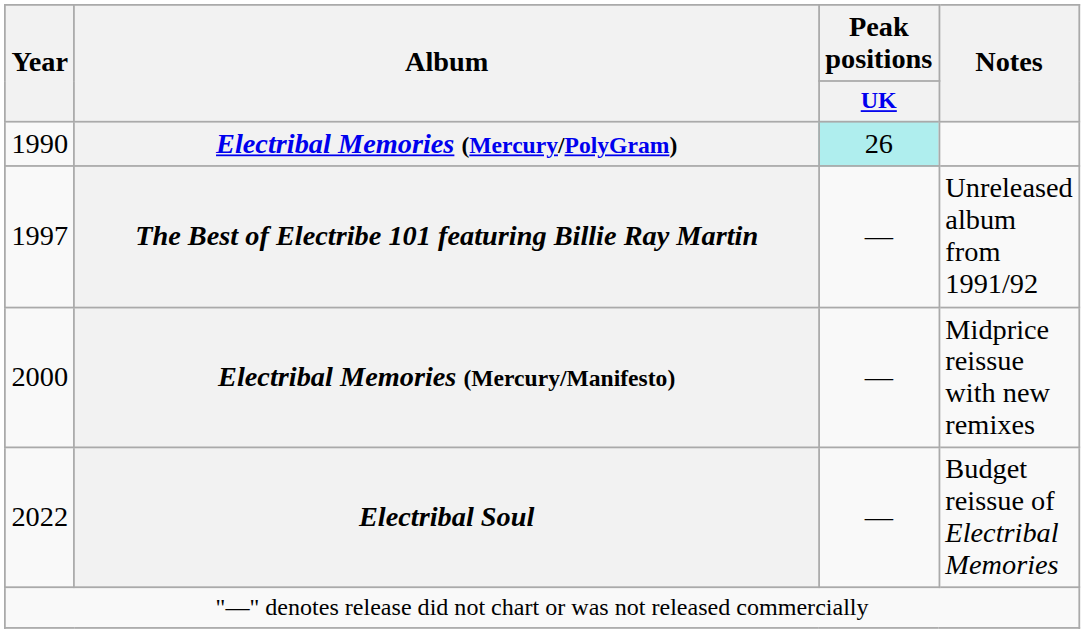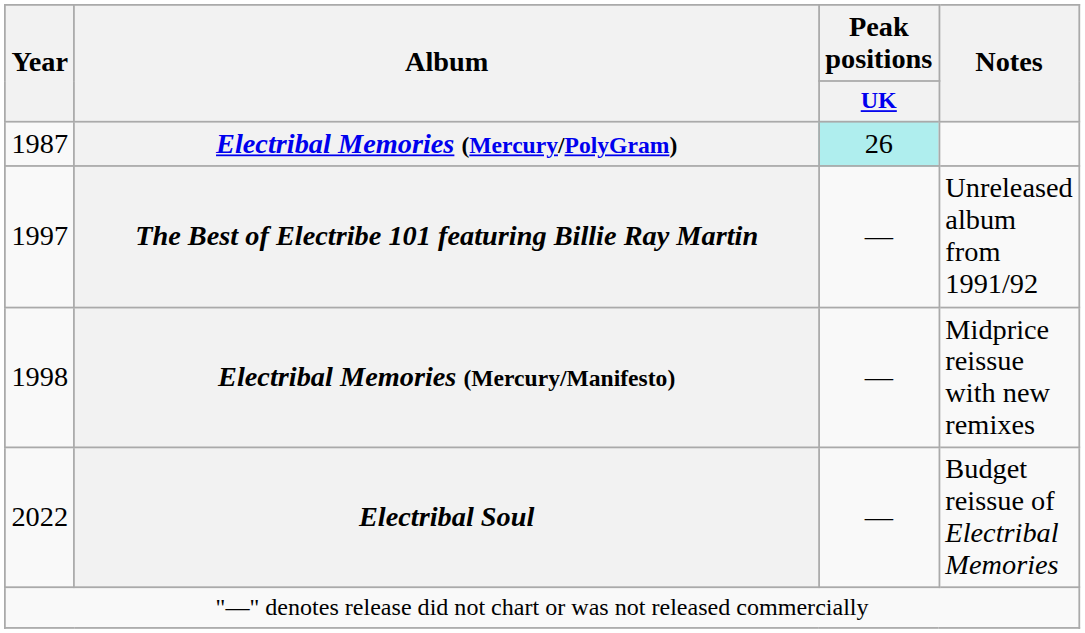(40, 143) 1990 -> (40, 143) 1987
(40, 376) 2000 -> (40, 376) 1998
